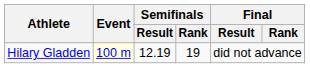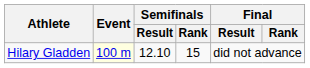(155, 53) 12.19 -> (155, 53) 12.10
(193, 53) 19 -> (193, 53) 15
